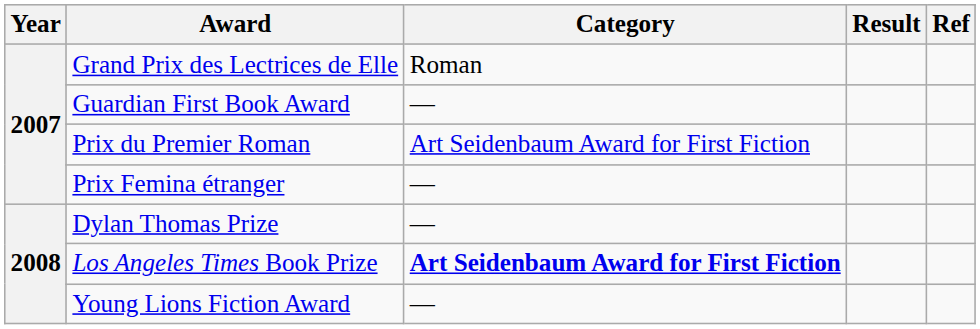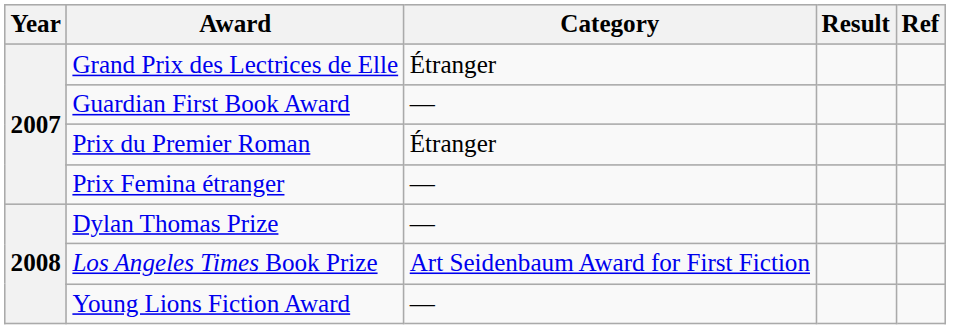(446, 64) Roman -> (453, 64) Étranger
(610, 143) Art Seidenbaum Award for First Fiction -> (453, 143) Étranger
(625, 263) bold -> (610, 263) normal
